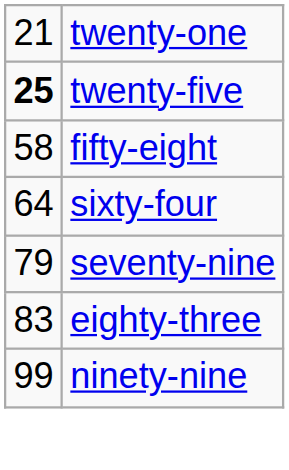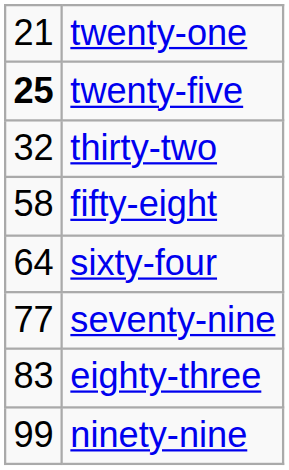+ row: (144, 147)
(34, 262) 79 -> (34, 319) 77
